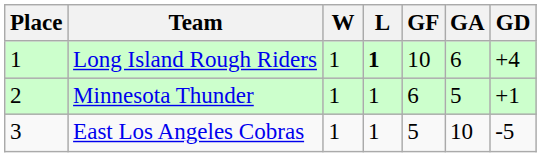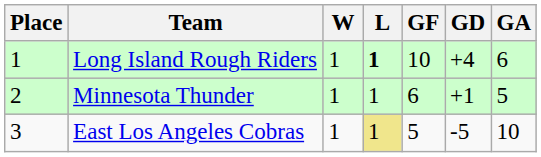columns swapped: (467, 22) <-> (513, 22)
(374, 132) no background -> (374, 132) khaki background
